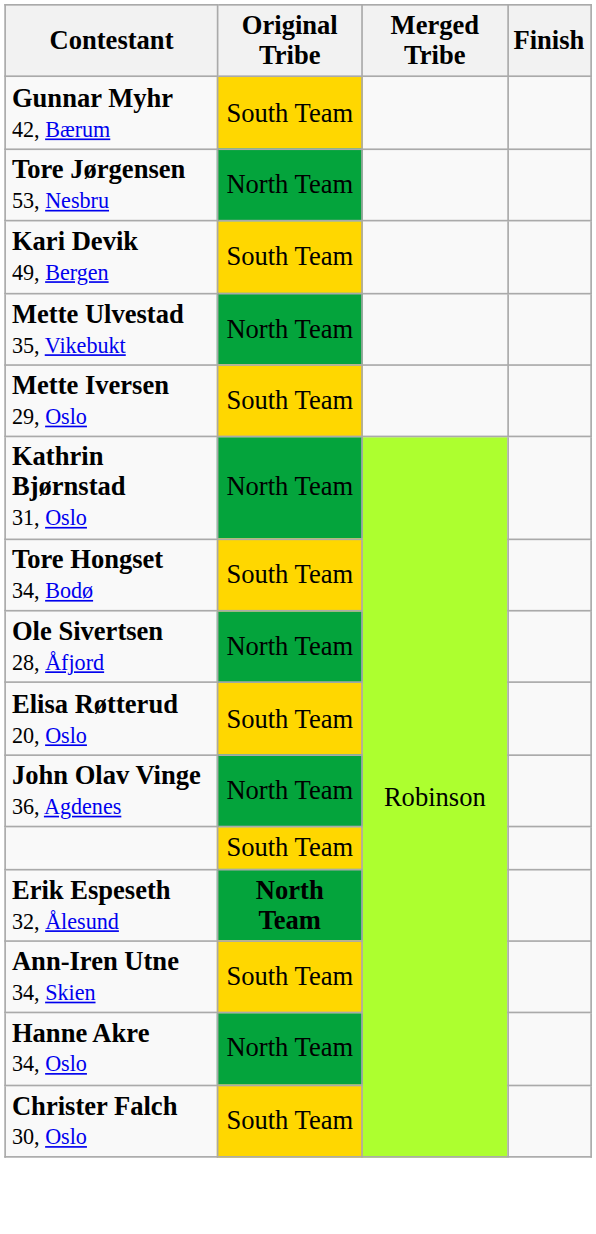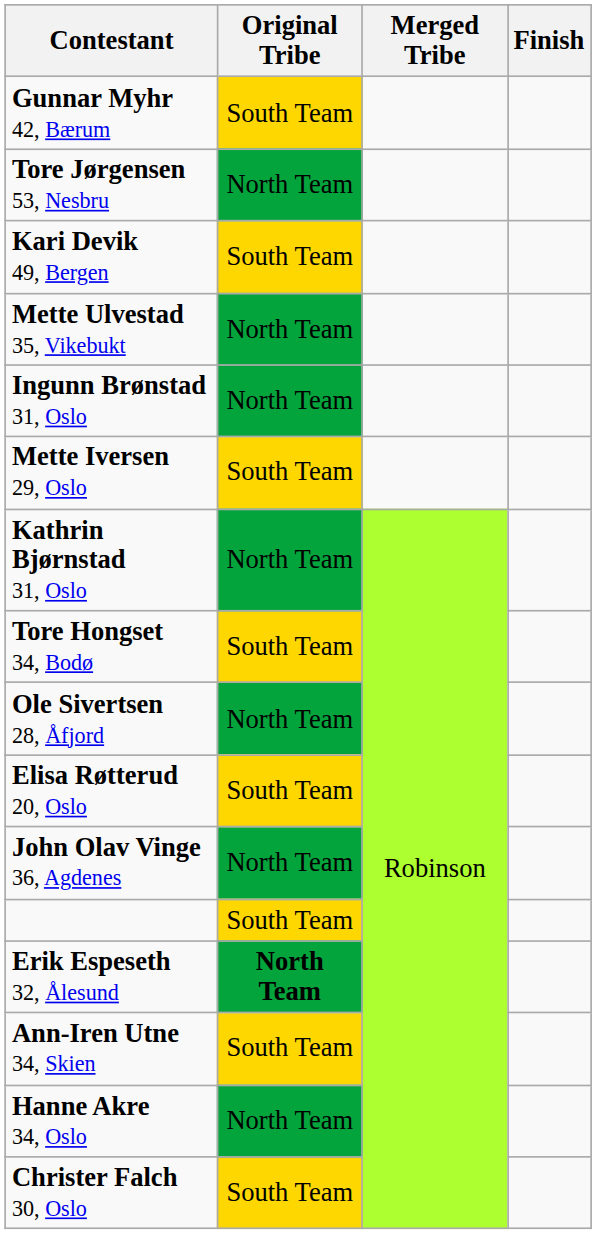+ row: (109, 400)
